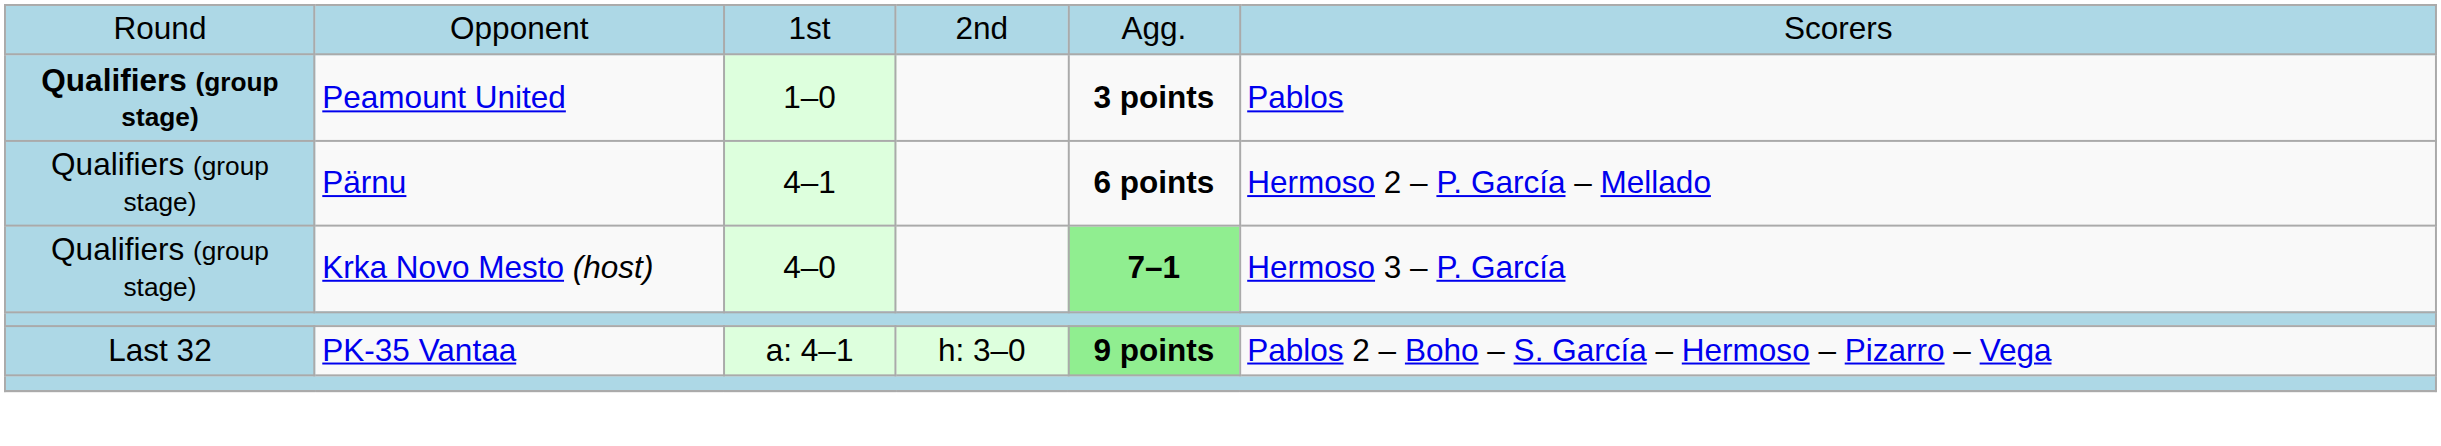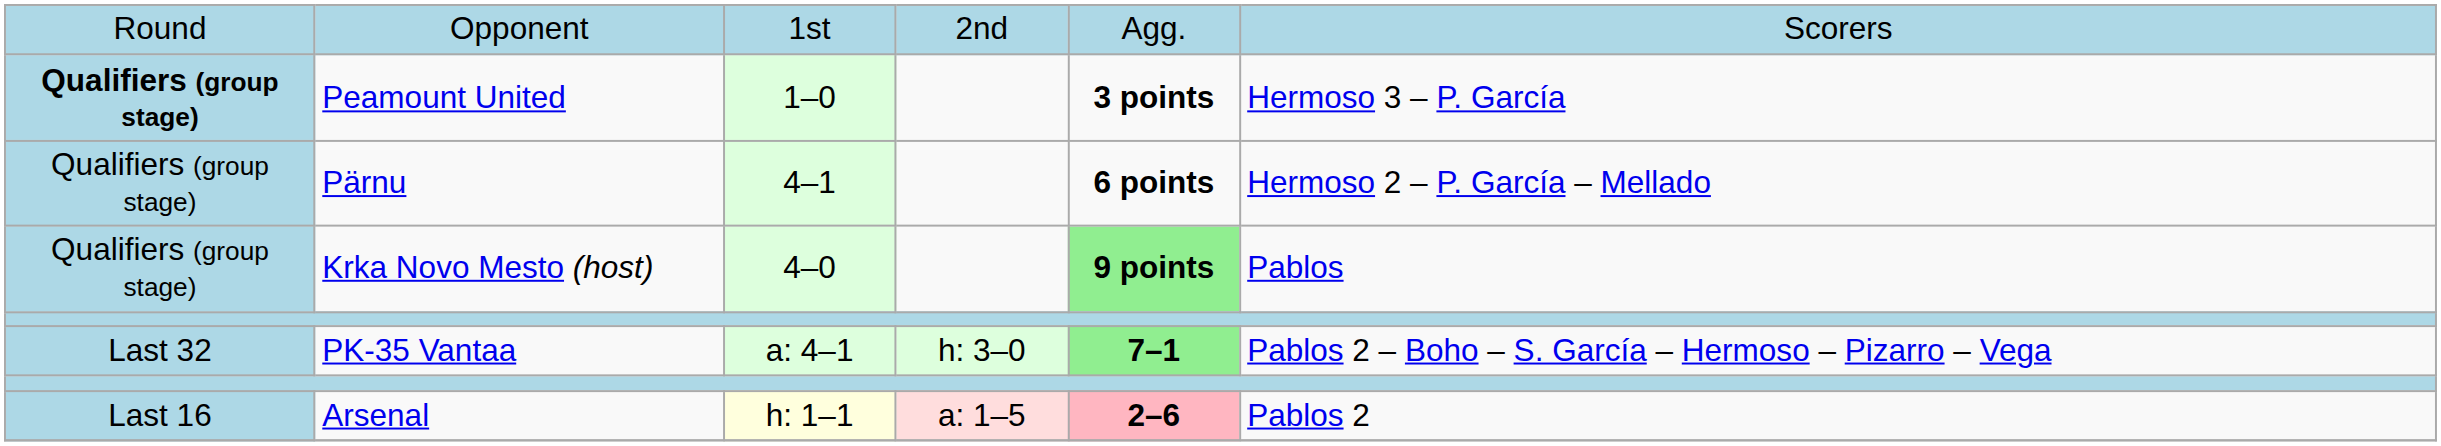(1295, 97) Pablos -> (1406, 97) Hermoso 3 – P. García
(1154, 268) 7–1 -> (1154, 268) 9 points
(1406, 268) Hermoso 3 – P. García -> (1295, 268) Pablos
(1154, 350) 9 points -> (1154, 350) 7–1
+ row: (376, 414)
